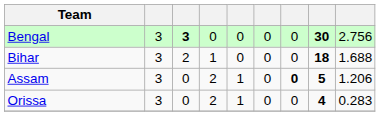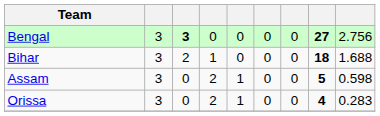(322, 36) 30 -> (322, 36) 27
(295, 79) bold -> (295, 79) normal
(355, 79) 1.206 -> (355, 79) 0.598
